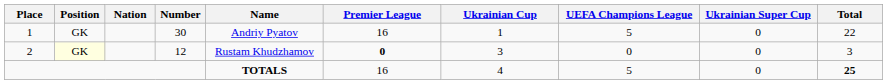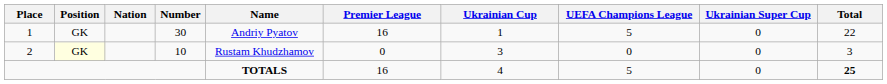(180, 51) 12 -> (180, 51) 10
(382, 51) bold -> (382, 51) normal
